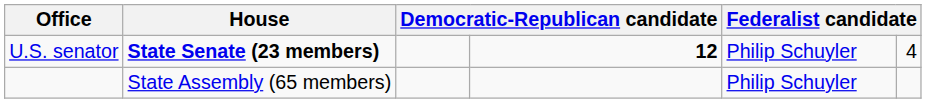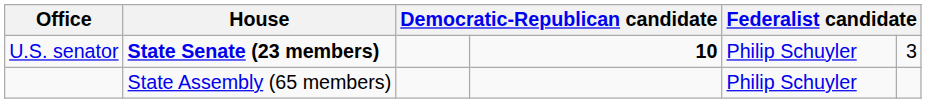(707, 51) 12 -> (707, 51) 10
(911, 51) 4 -> (911, 51) 3
